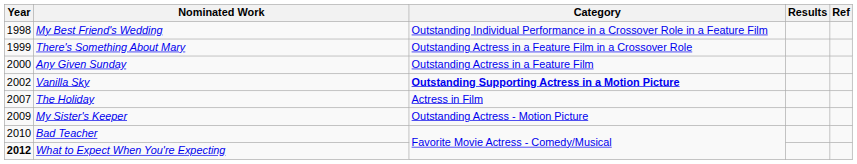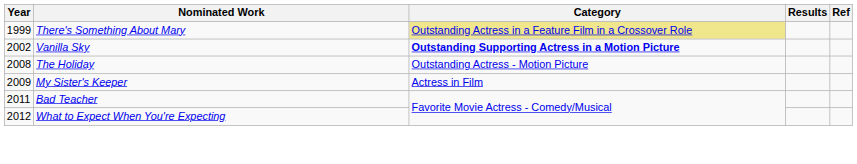- row: (99, 30)
(552, 47) no background -> (552, 30) khaki background
- row: (81, 64)
(19, 99) 2007 -> (19, 64) 2008
(447, 99) Actress in Film -> (500, 64) Outstanding Actress - Motion Picture
(500, 116) Outstanding Actress - Motion Picture -> (447, 82) Actress in Film
(19, 133) 2010 -> (19, 99) 2011
(19, 151) bold -> (19, 116) normal
